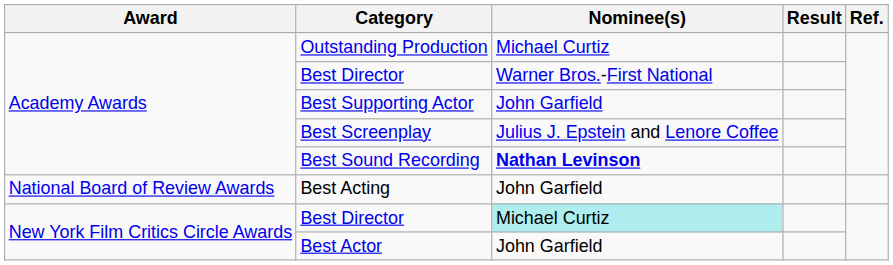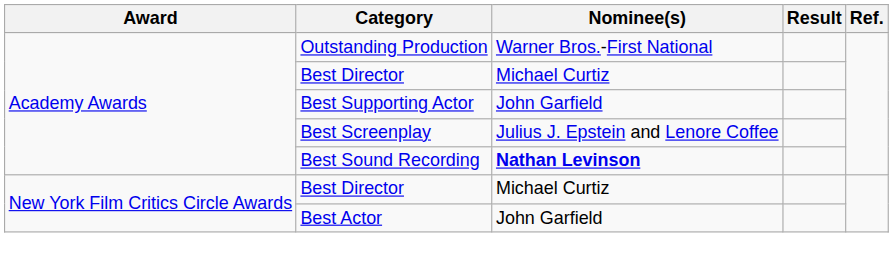(553, 47) Michael Curtiz -> (604, 47) Warner Bros.-First National
(604, 75) Warner Bros.-First National -> (553, 75) Michael Curtiz
- row: (142, 189)
(553, 217) paleturquoise background -> (553, 189) no background
